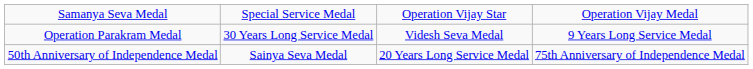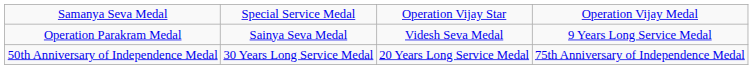(298, 34) 30 Years Long Service Medal -> (298, 34) Sainya Seva Medal
(298, 54) Sainya Seva Medal -> (298, 54) 30 Years Long Service Medal
